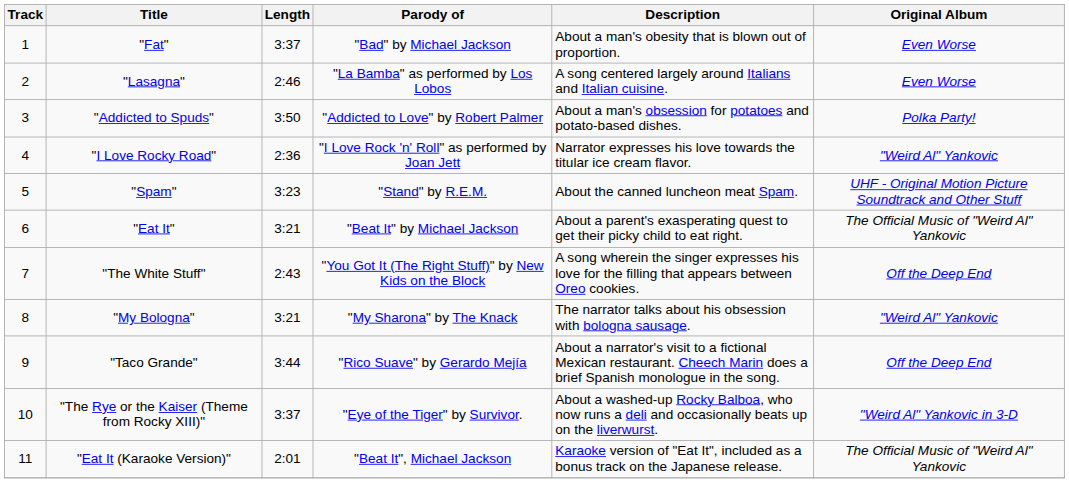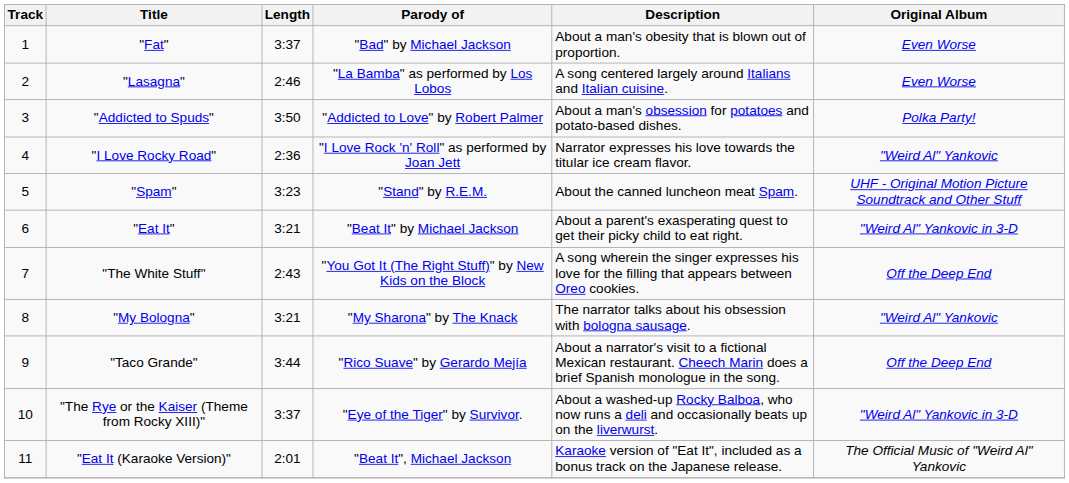(939, 228) The Official Music of "Weird Al" Yankovic -> (939, 228) "Weird Al" Yankovic in 3-D
